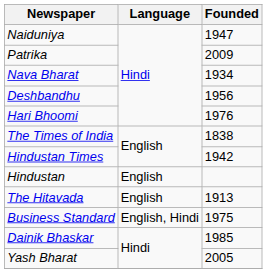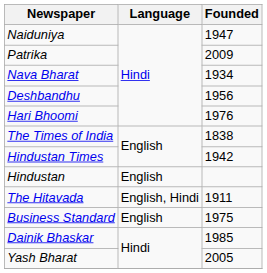(142, 197) English -> (160, 197) English, Hindi
(219, 197) 1913 -> (219, 197) 1911
(160, 217) English, Hindi -> (142, 217) English
